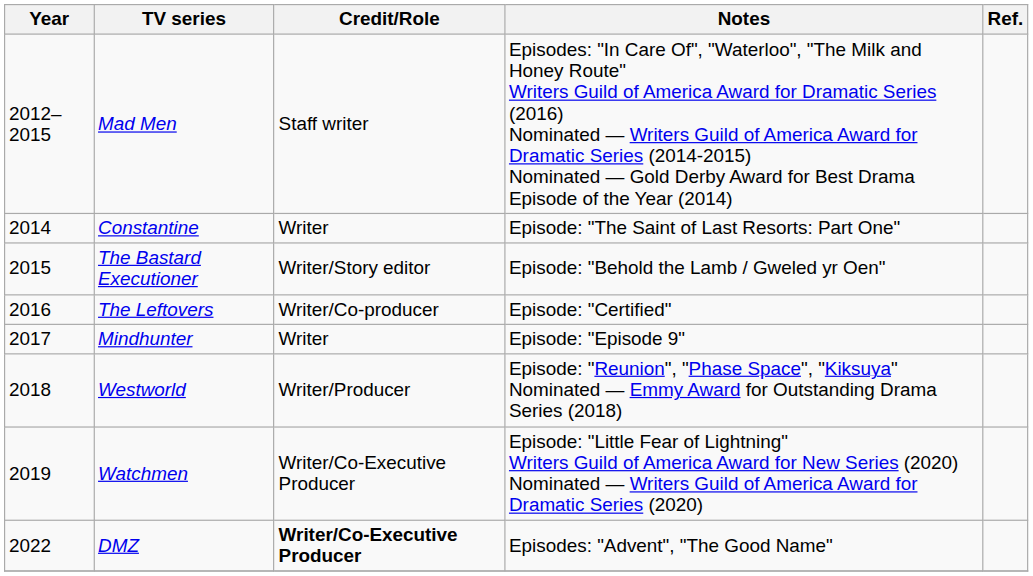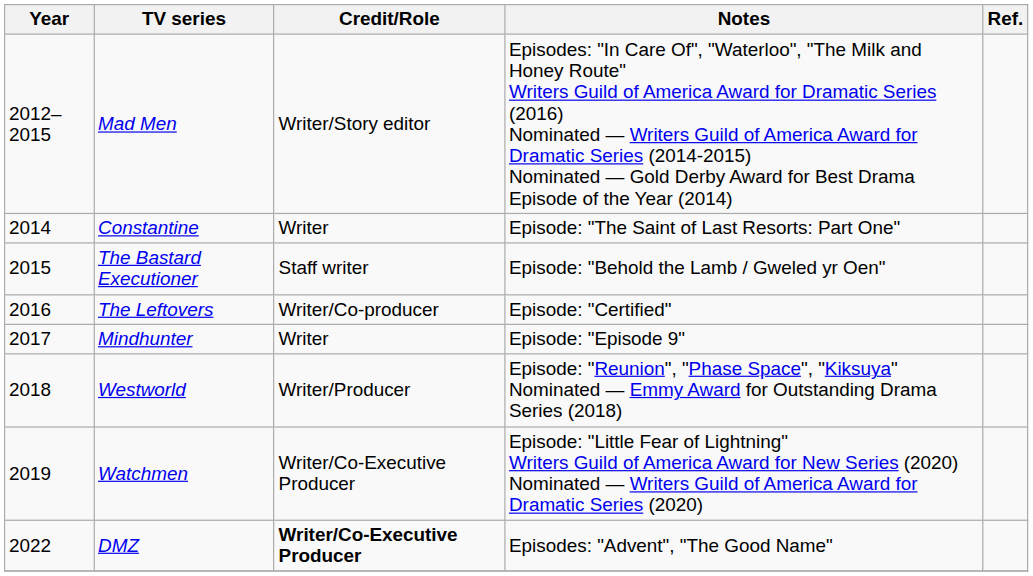(323, 123) Staff writer -> (354, 123) Writer/Story editor
(354, 268) Writer/Story editor -> (323, 268) Staff writer
